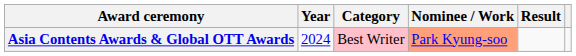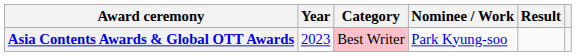(316, 39) 2024 -> (316, 39) 2023
(459, 39) lightsalmon background -> (459, 39) no background
